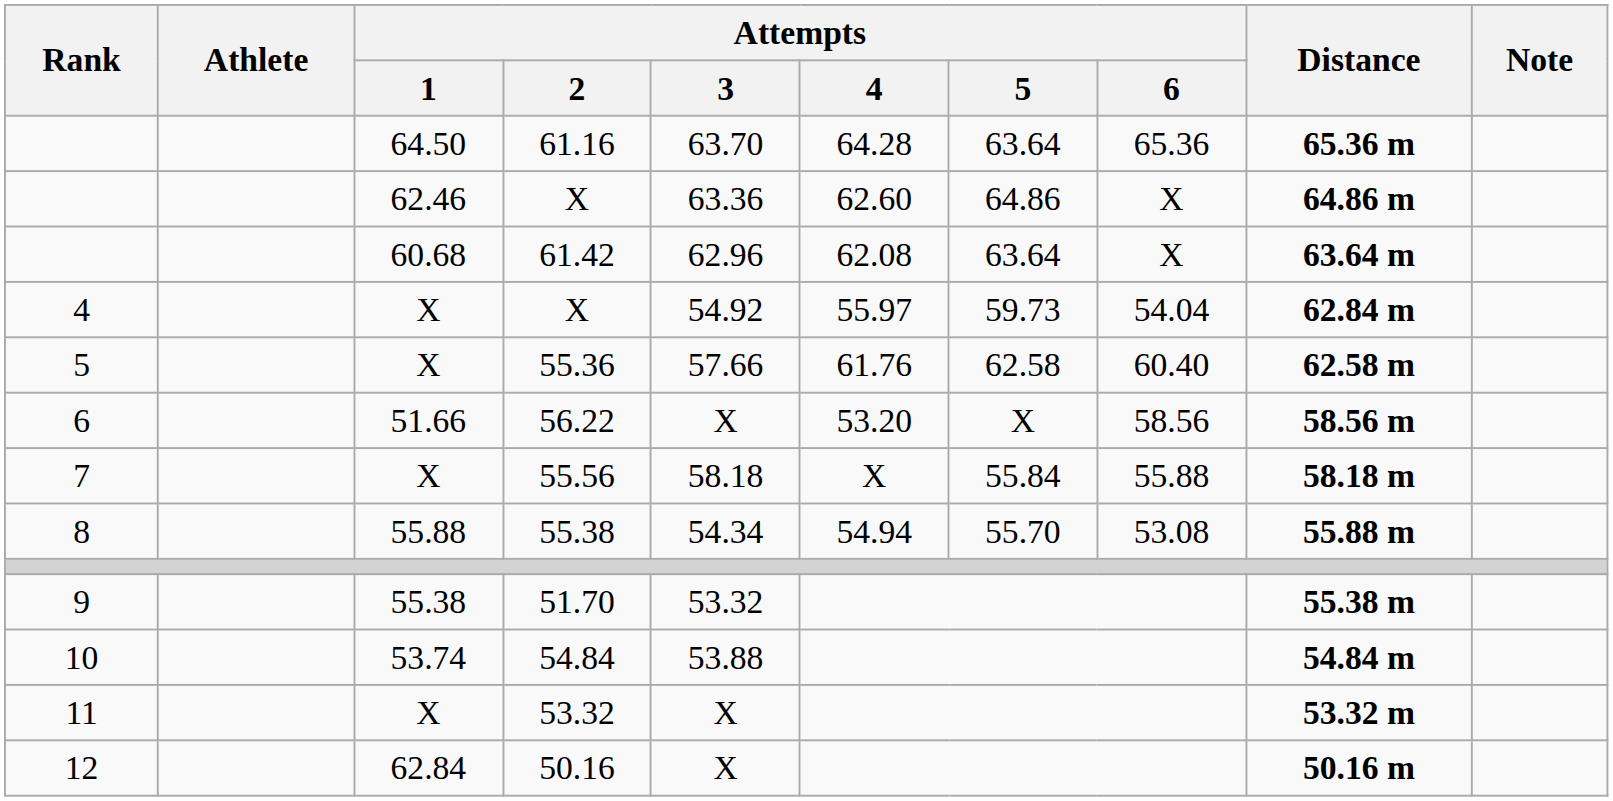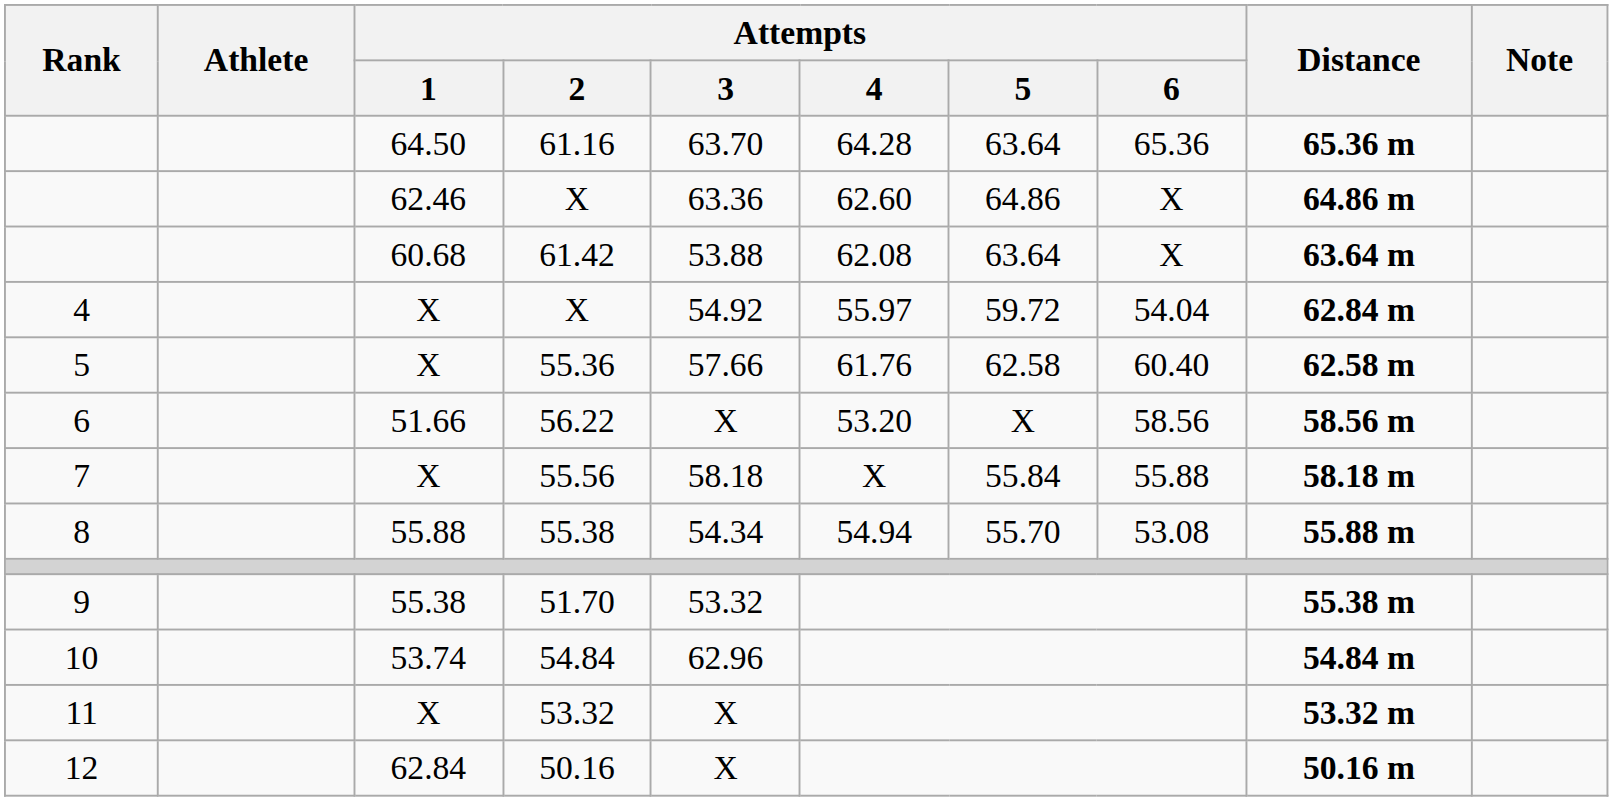(726, 253) 62.96 -> (726, 253) 53.88
(1023, 309) 59.73 -> (1023, 309) 59.72
(726, 657) 53.88 -> (726, 657) 62.96
